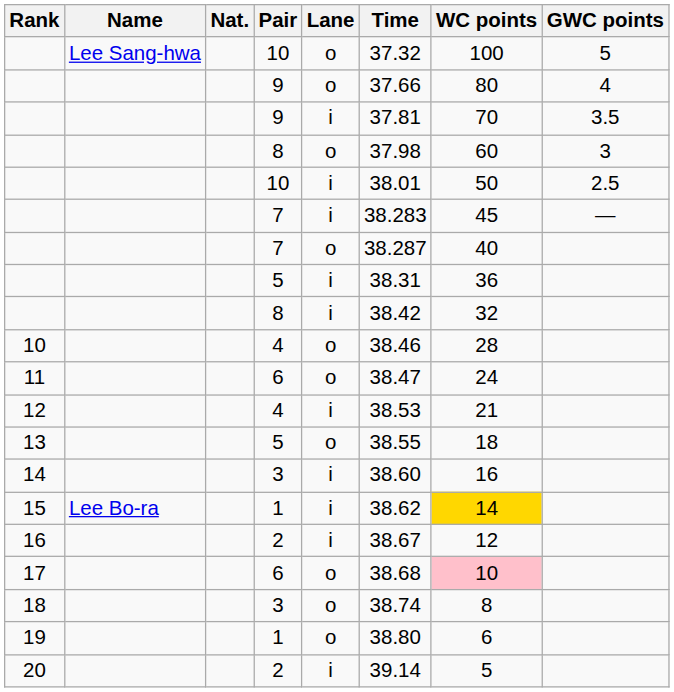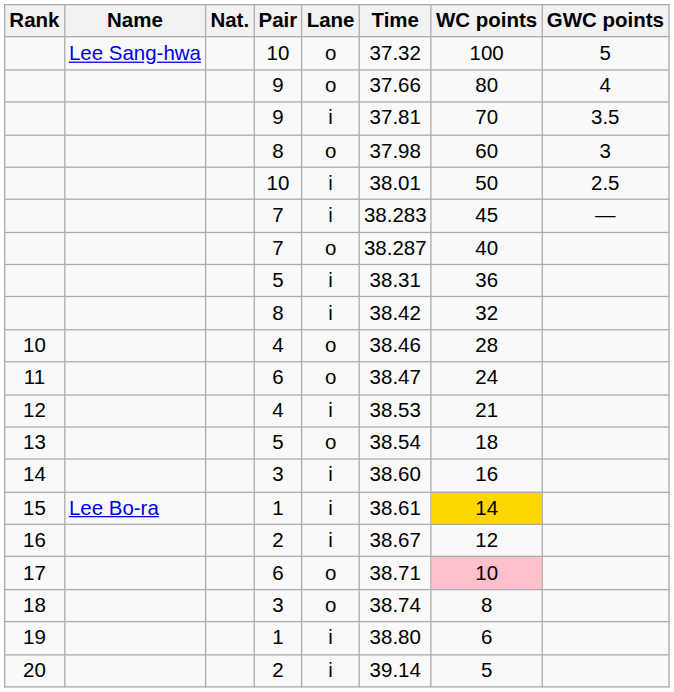(395, 442) 38.55 -> (395, 442) 38.54
(395, 507) 38.62 -> (395, 507) 38.61
(395, 572) 38.68 -> (395, 572) 38.71
(331, 637) o -> (331, 637) i
